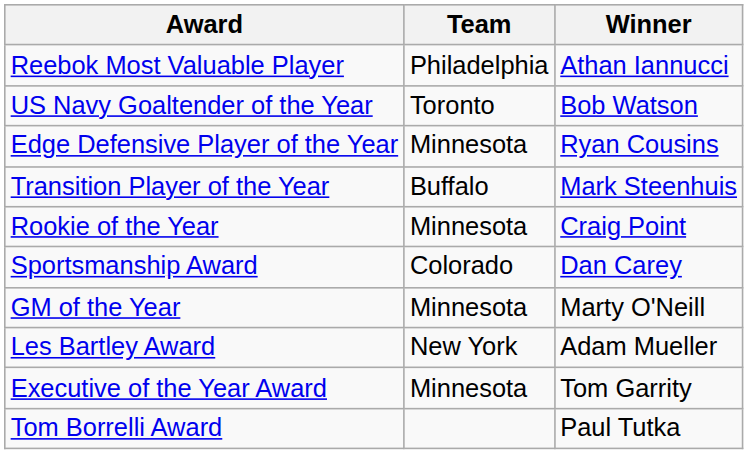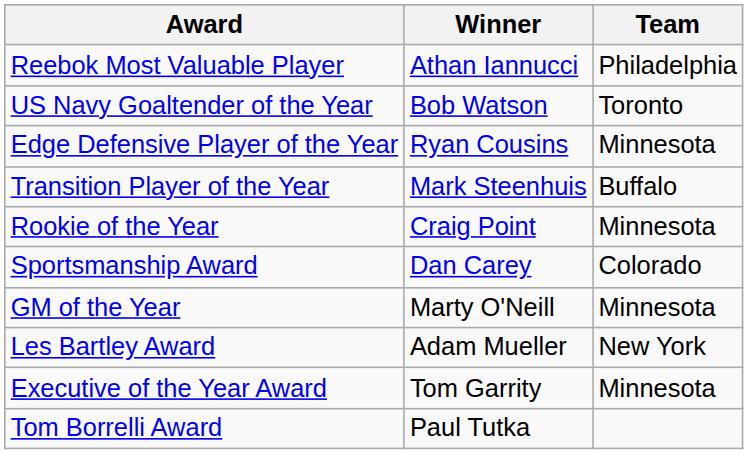columns swapped: (649, 24) <-> (479, 24)
